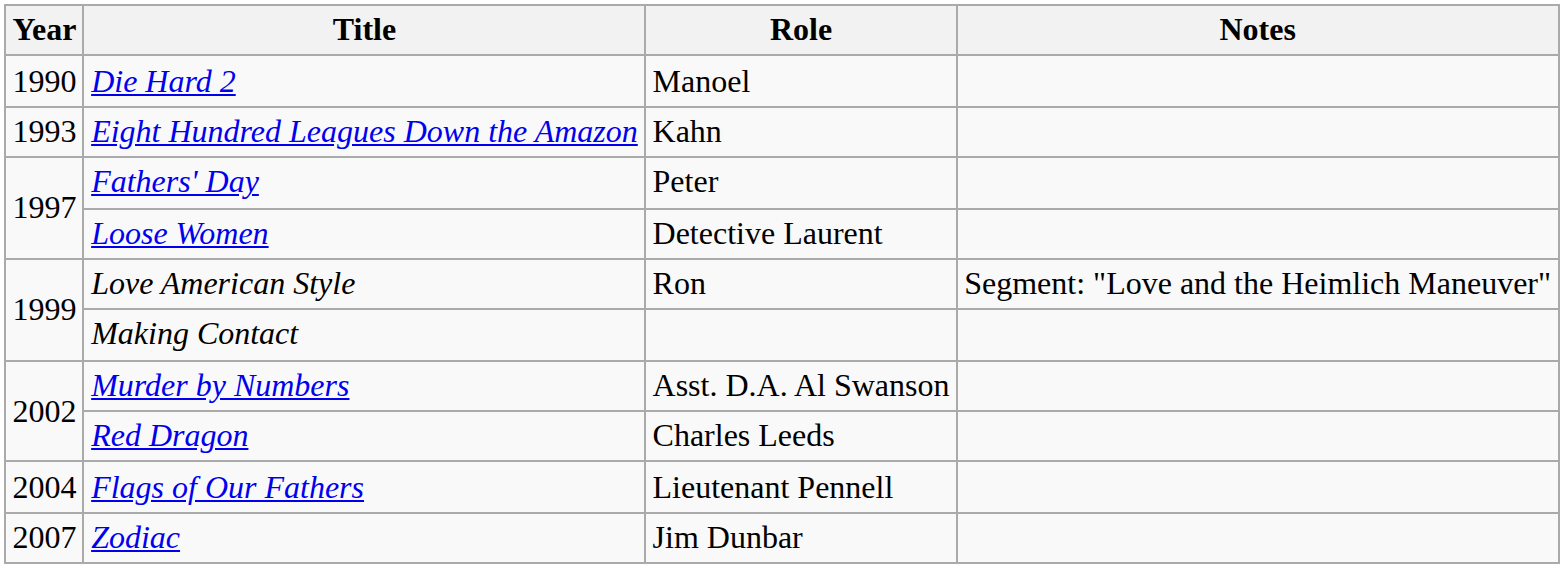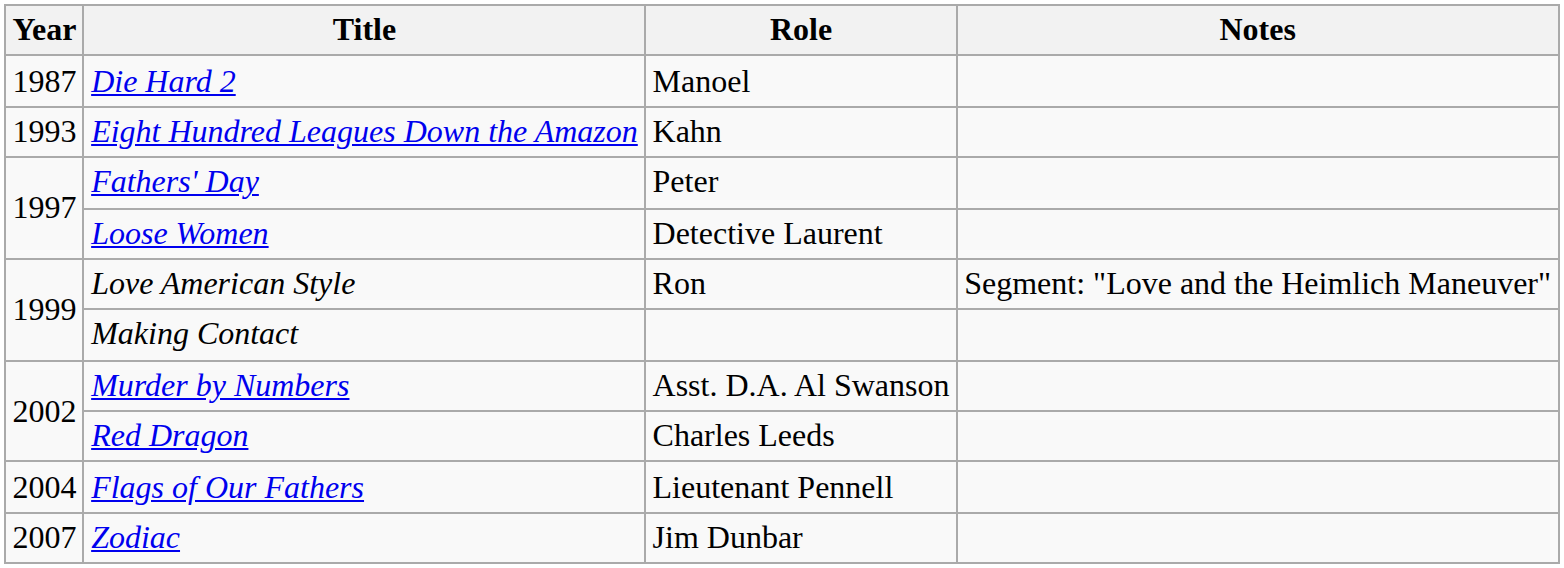(44, 80) 1990 -> (44, 80) 1987
